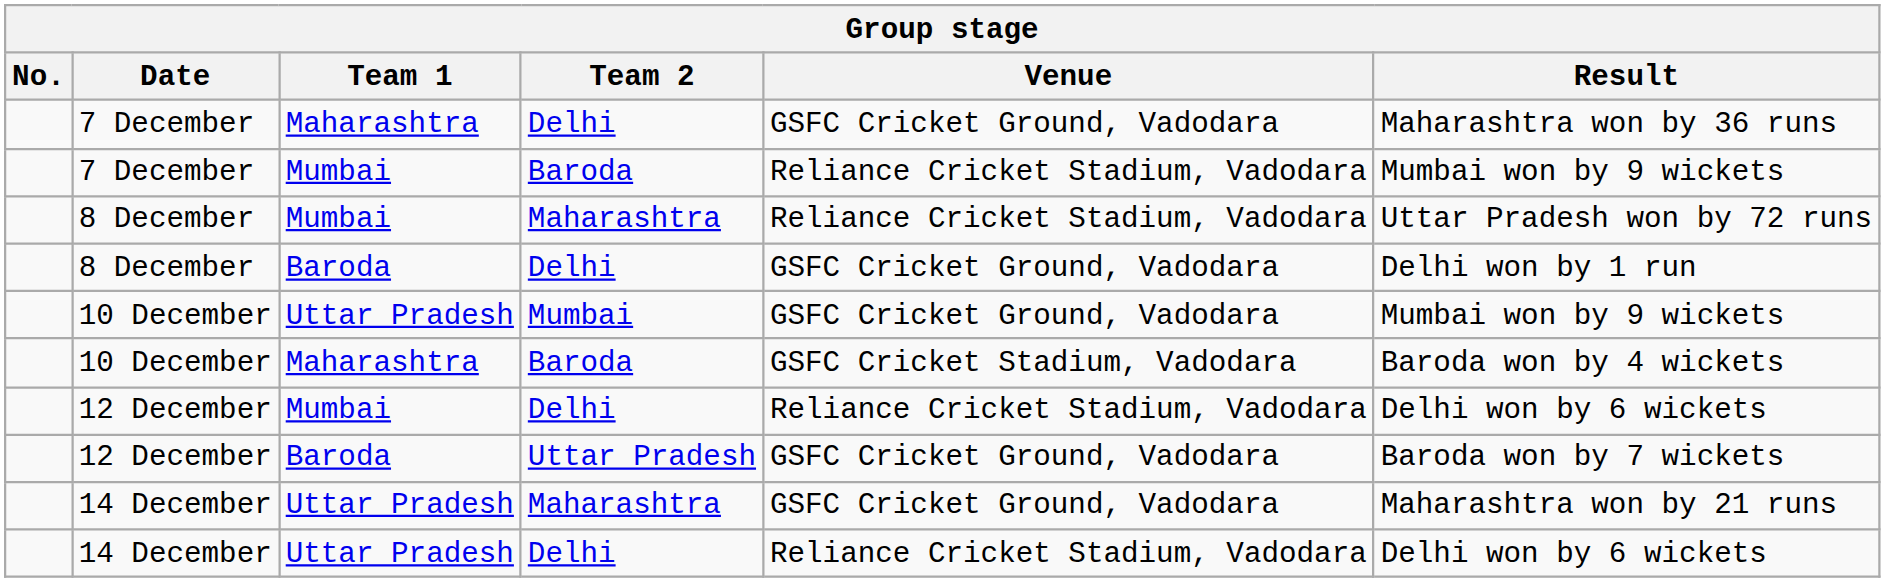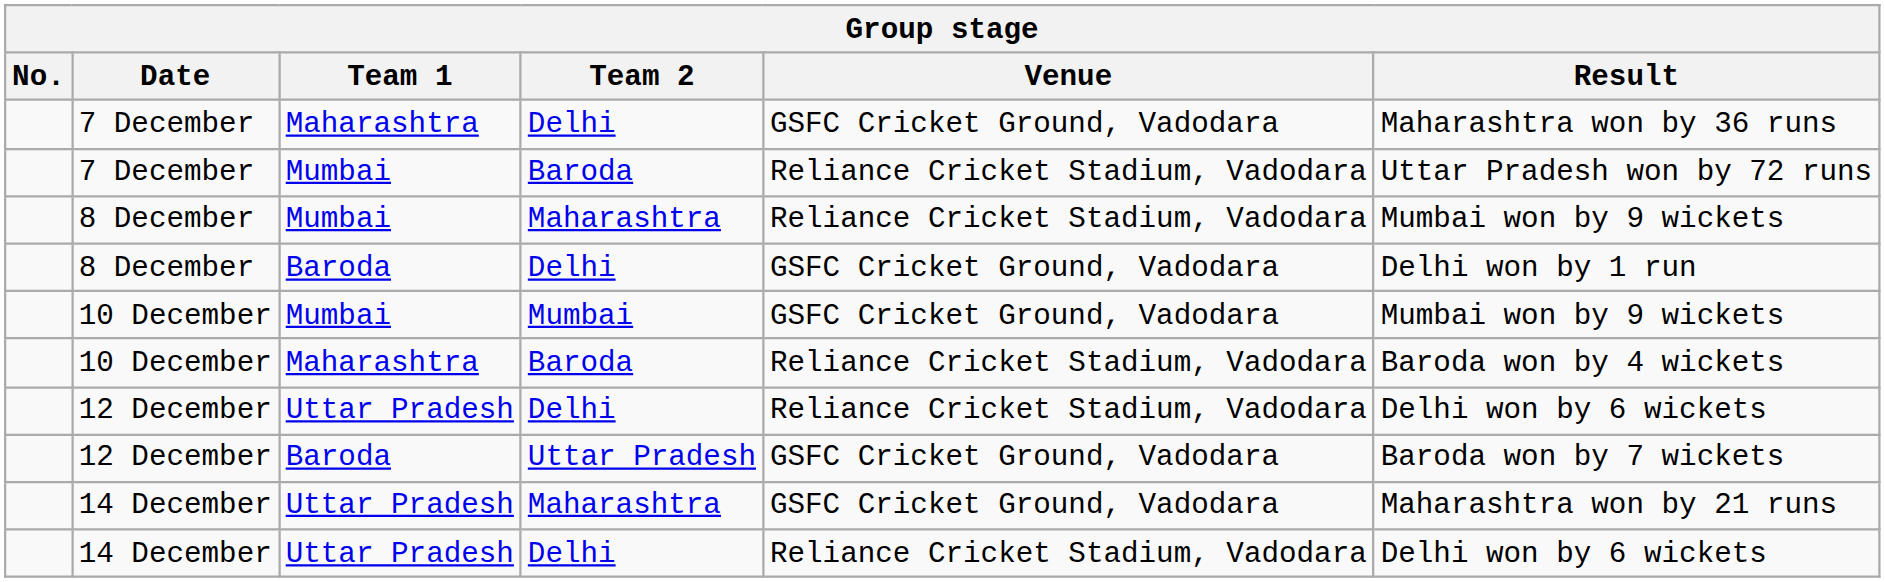(1583, 172) Mumbai won by 9 wickets -> (1626, 172) Uttar Pradesh won by 72 runs
(1626, 220) Uttar Pradesh won by 72 runs -> (1583, 220) Mumbai won by 9 wickets
(400, 315) Uttar Pradesh -> (338, 315) Mumbai
(1033, 363) GSFC Cricket Stadium, Vadodara -> (1068, 363) Reliance Cricket Stadium, Vadodara
(338, 410) Mumbai -> (400, 410) Uttar Pradesh
